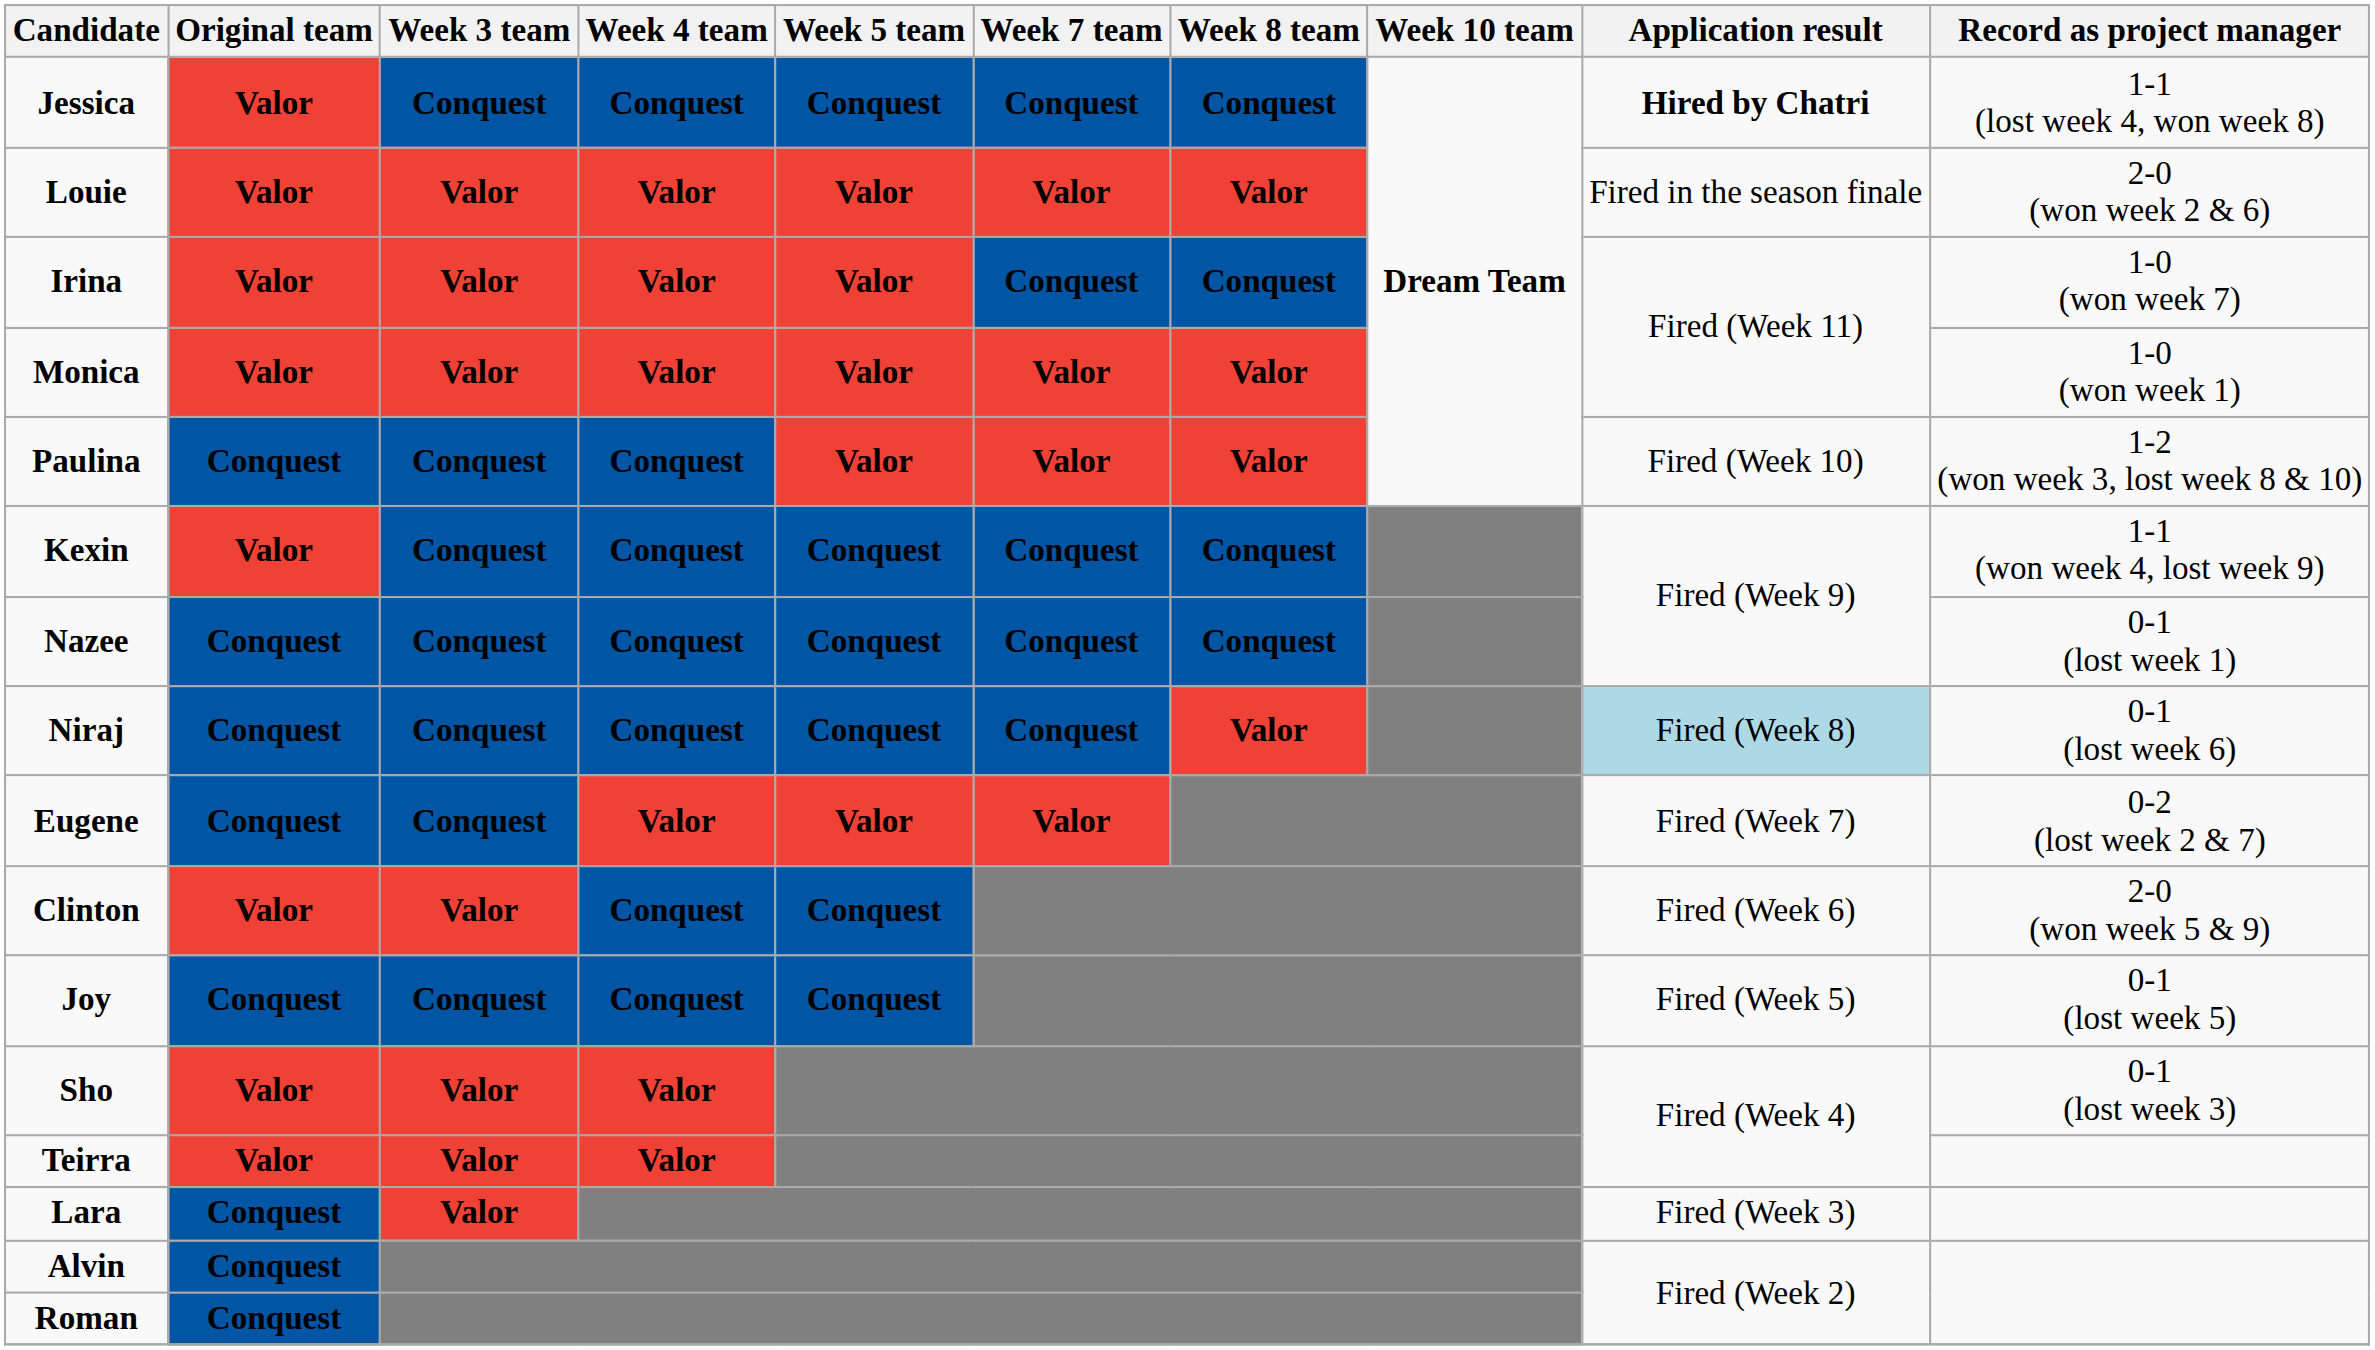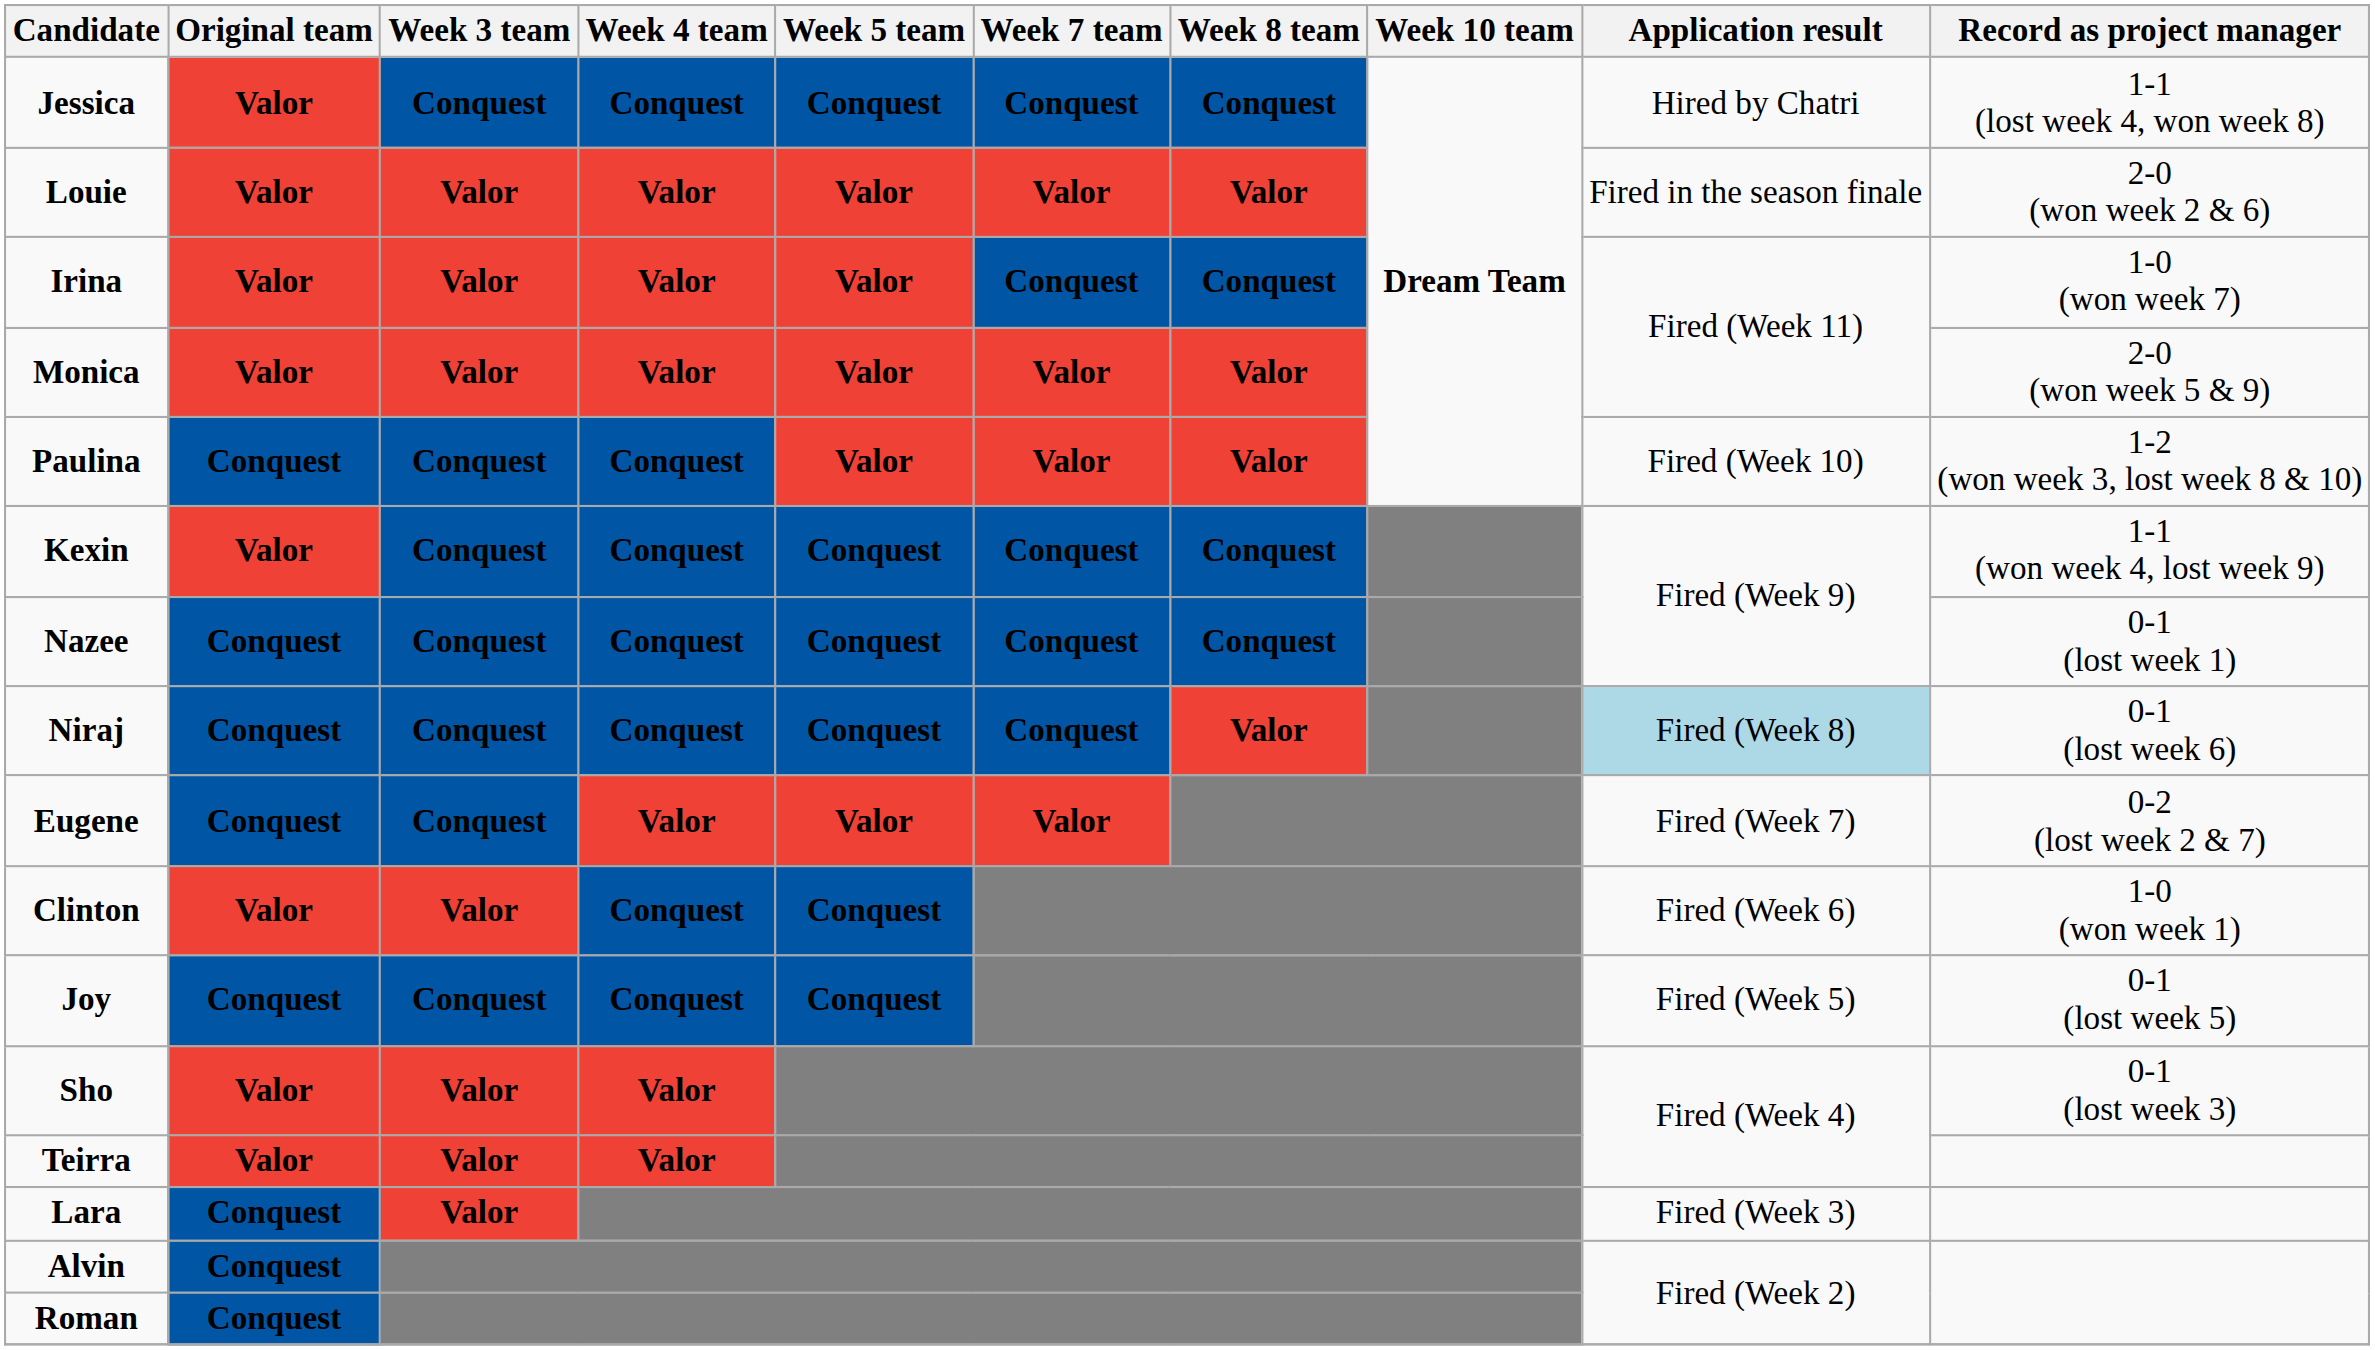(1756, 101) bold -> (1756, 101) normal
(2150, 371) 1-0 (won week 1) -> (2150, 371) 2-0 (won week 5 & 9)
(2150, 909) 2-0 (won week 5 & 9) -> (2150, 909) 1-0 (won week 1)
